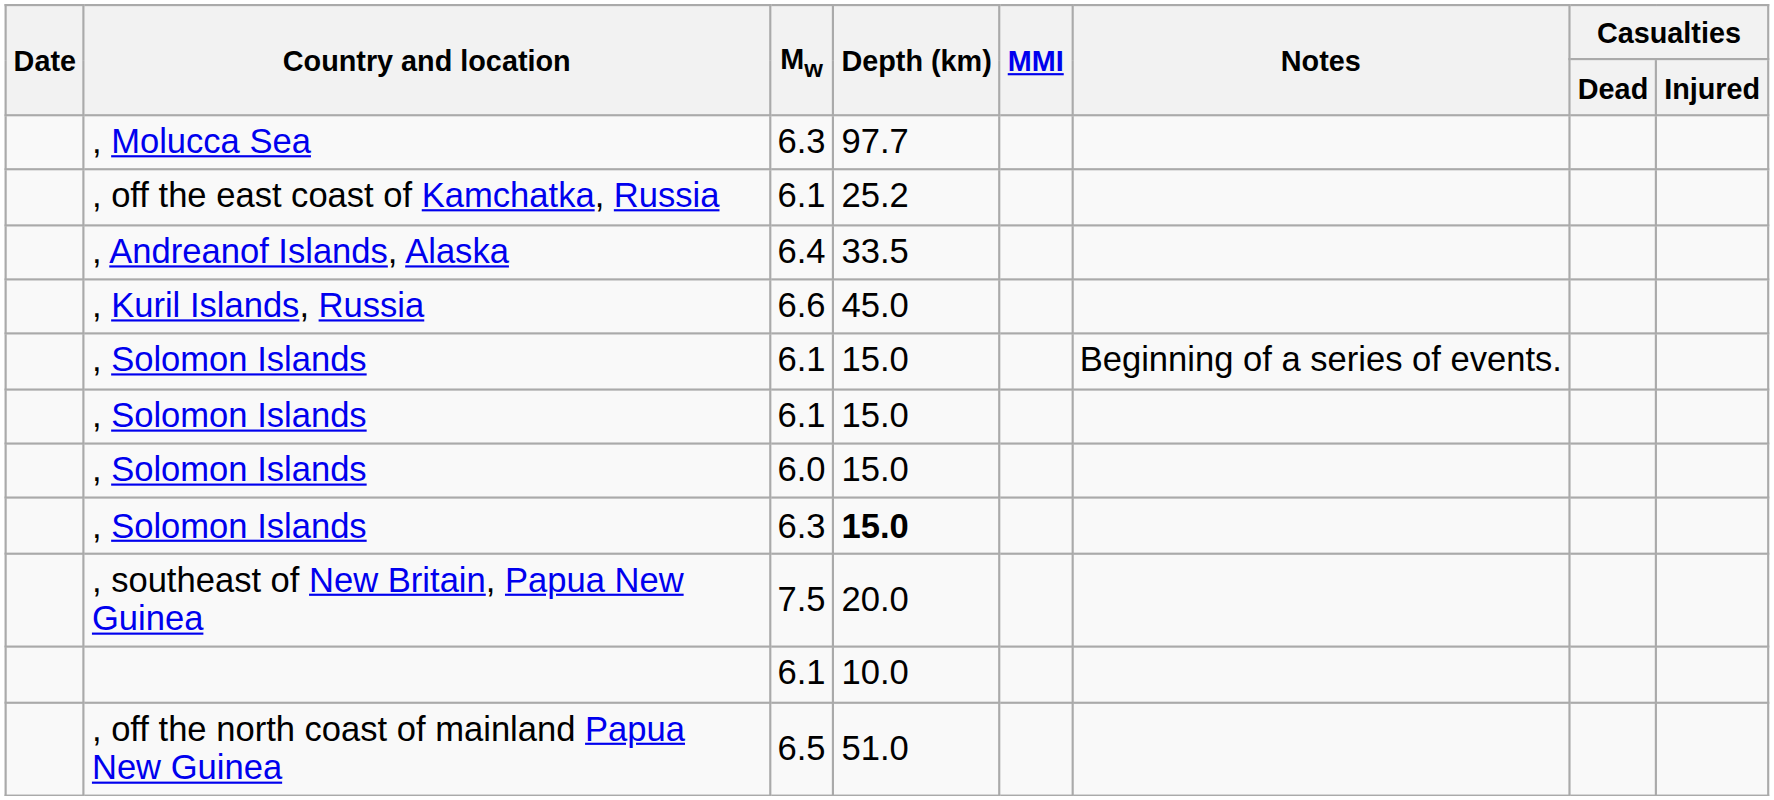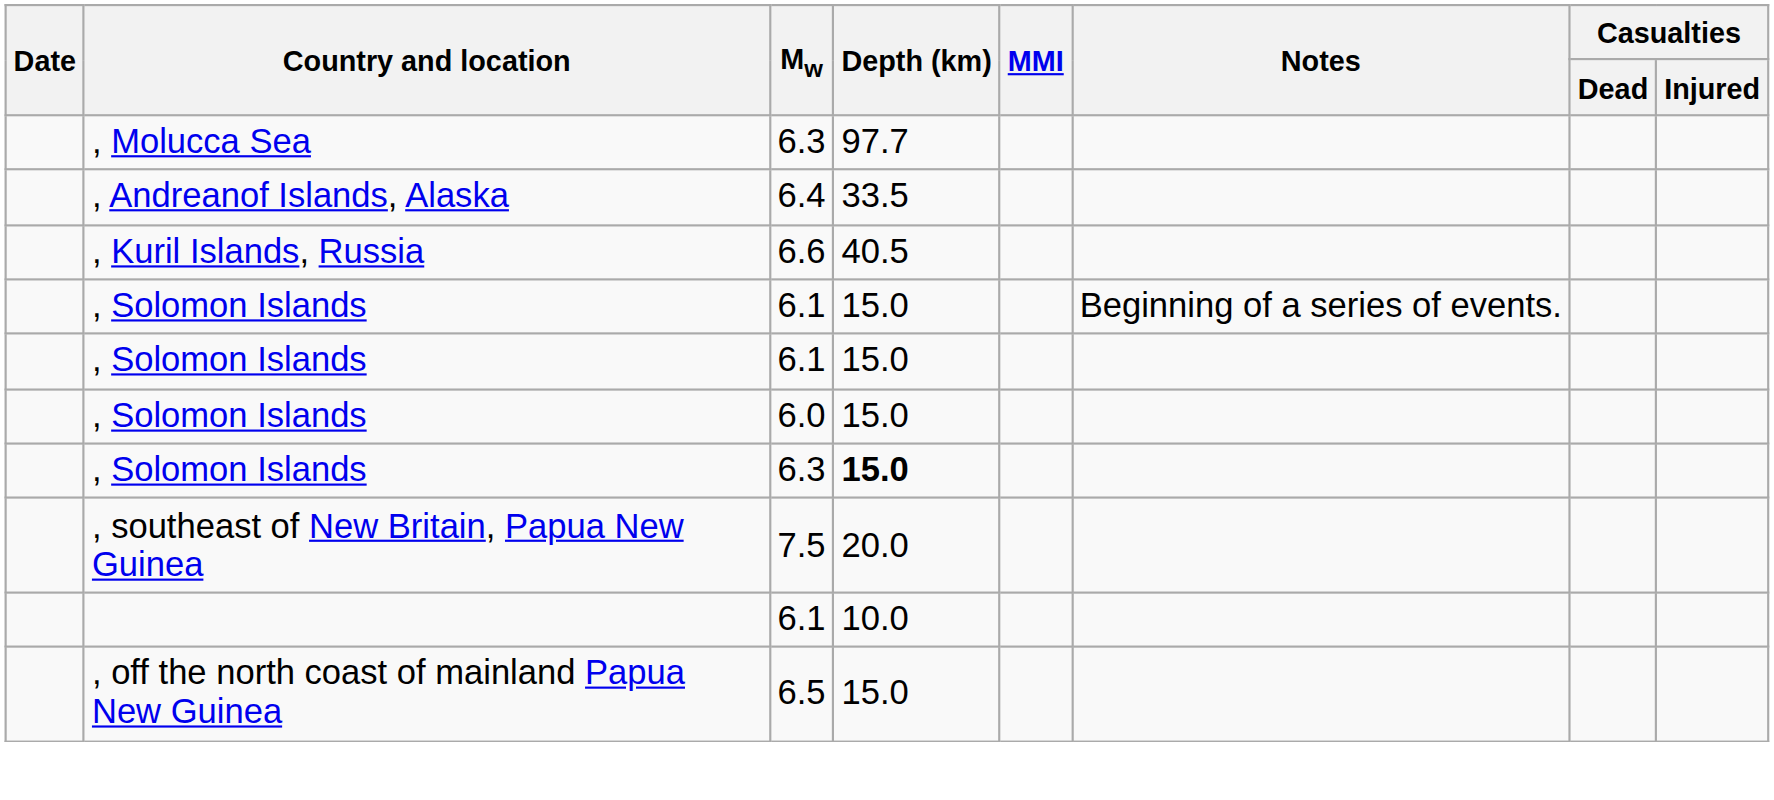- row: (406, 196)
(875, 305) 45.0 -> (875, 251) 40.5
(875, 747) 51.0 -> (875, 693) 15.0
